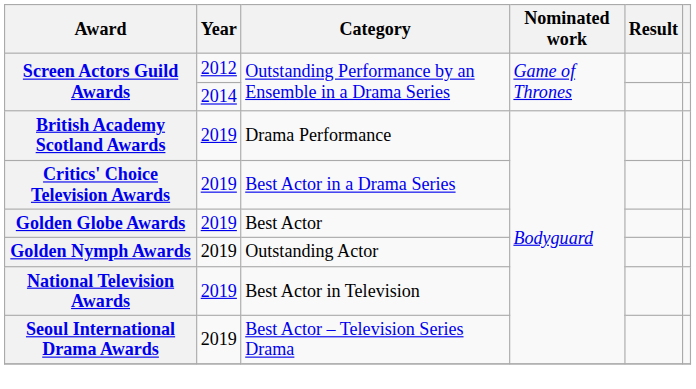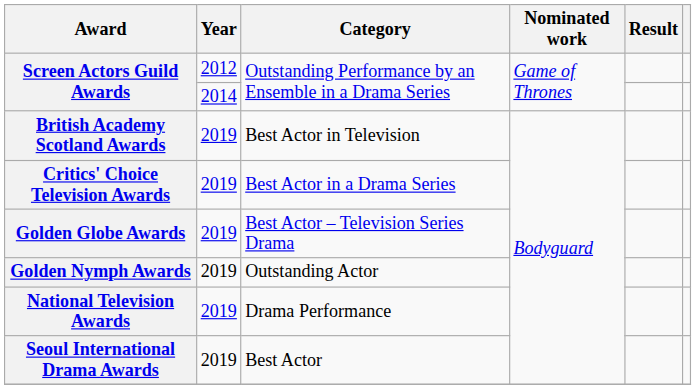(318, 135) Drama Performance -> (333, 135) Best Actor in Television
(284, 223) Best Actor -> (354, 233) Best Actor – Television Series Drama
(333, 290) Best Actor in Television -> (318, 311) Drama Performance
(354, 339) Best Actor – Television Series Drama -> (284, 360) Best Actor
